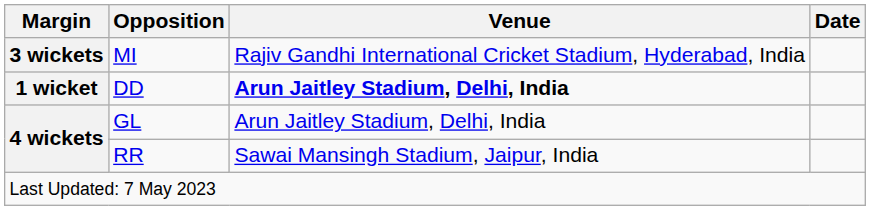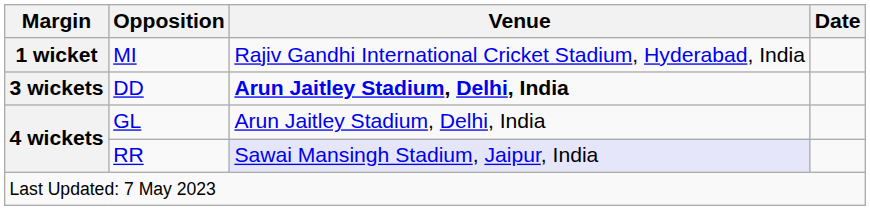(56, 54) 3 wickets -> (56, 54) 1 wicket
(56, 88) 1 wicket -> (56, 88) 3 wickets
(416, 155) no background -> (416, 155) lavender background
